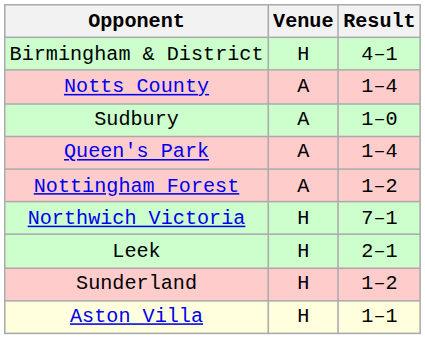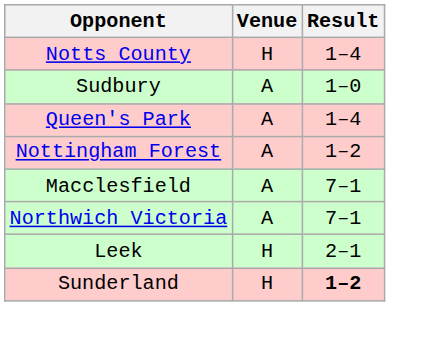- row: (137, 54)
(303, 87) A -> (267, 54) H
+ row: (118, 185)
(303, 218) H -> (267, 218) A
(379, 284) normal -> (343, 284) bold
- row: (137, 317)
